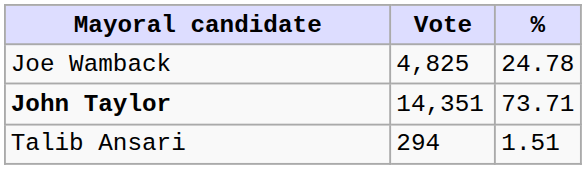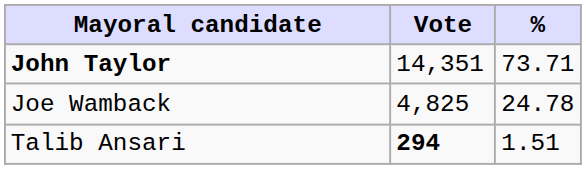rows swapped: (91, 104) <-> (91, 64)
(418, 144) normal -> (418, 144) bold
